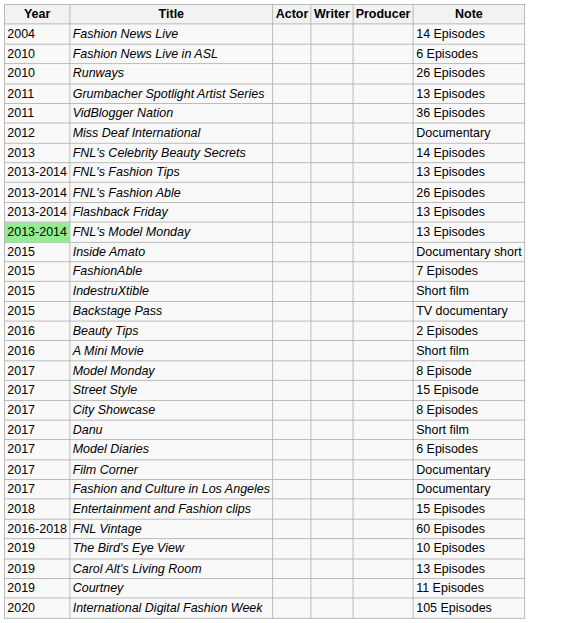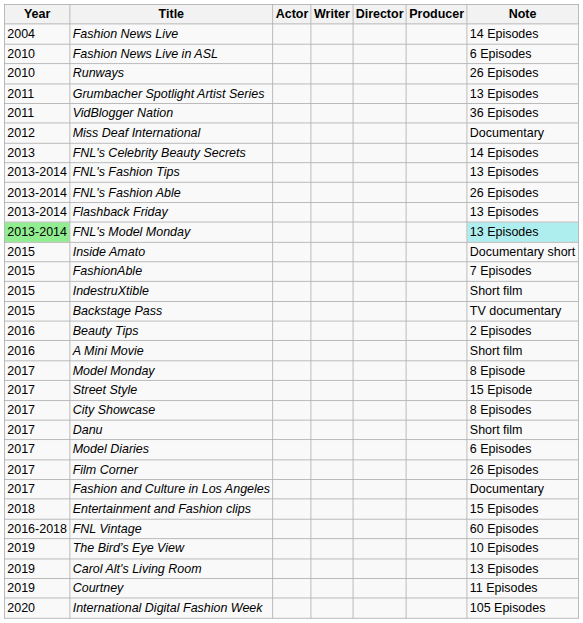+ column: (380, 14)
(451, 232) no background -> (504, 232) paleturquoise background
(453, 469) Documentary -> (504, 469) 26 Episodes
